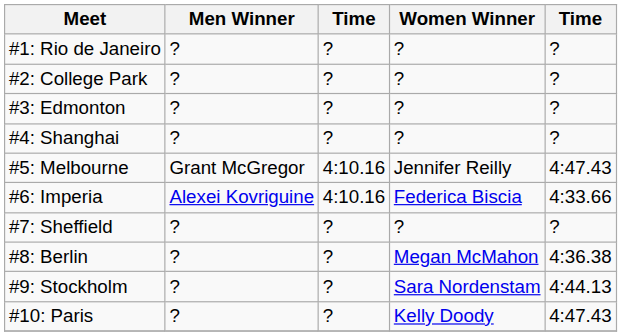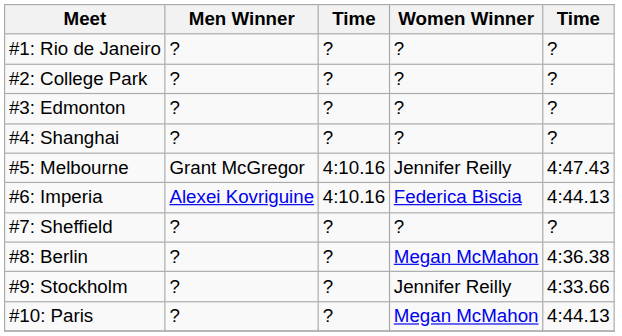(580, 197) 4:33.66 -> (578, 197) 4:44.13
(467, 286) Sara Nordenstam -> (453, 286) Jennifer Reilly
(580, 286) 4:44.13 -> (578, 286) 4:33.66
(444, 316) Kelly Doody -> (466, 316) Megan McMahon
(580, 316) 4:47.43 -> (578, 316) 4:44.13
